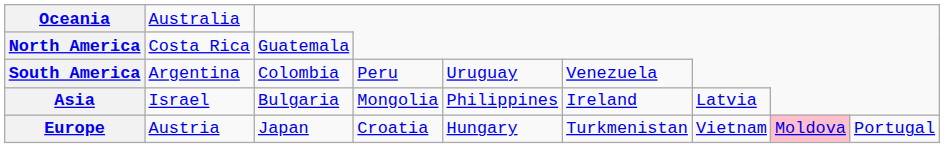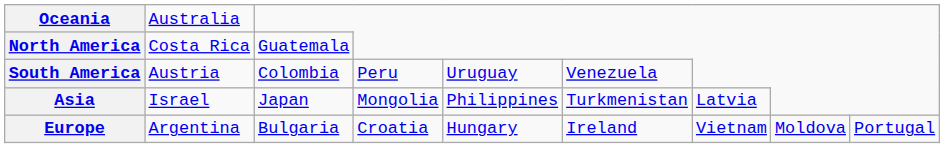(194, 74) Argentina -> (184, 74) Austria
(299, 101) Bulgaria -> (283, 101) Japan
(602, 101) Ireland -> (627, 101) Turkmenistan
(184, 129) Austria -> (194, 129) Argentina
(283, 129) Japan -> (299, 129) Bulgaria
(627, 129) Turkmenistan -> (602, 129) Ireland
(810, 129) pink background -> (810, 129) no background
